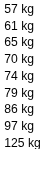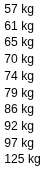+ row: (19, 126)
